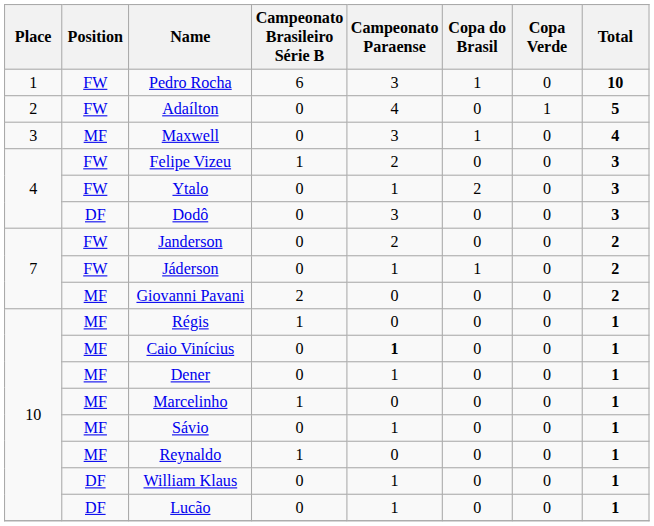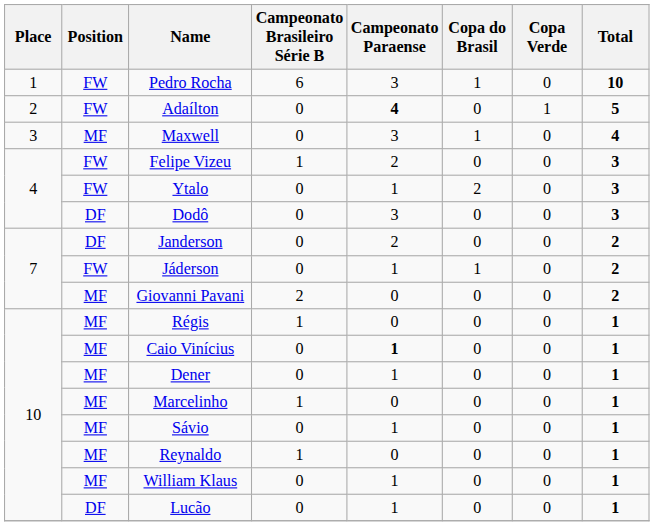(395, 109) normal -> (395, 109) bold
(95, 242) FW -> (95, 242) DF
(95, 481) DF -> (95, 481) MF
